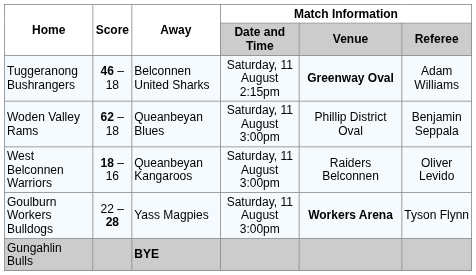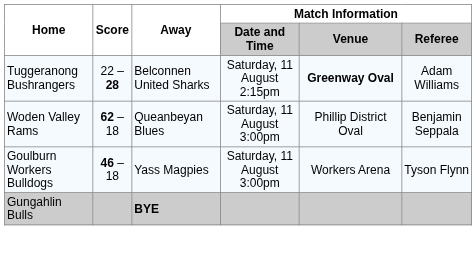(112, 78) 46 – 18 -> (112, 78) 22 – 28
- row: (35, 169)
(112, 215) 22 – 28 -> (112, 169) 46 – 18
(351, 215) bold -> (351, 169) normal
